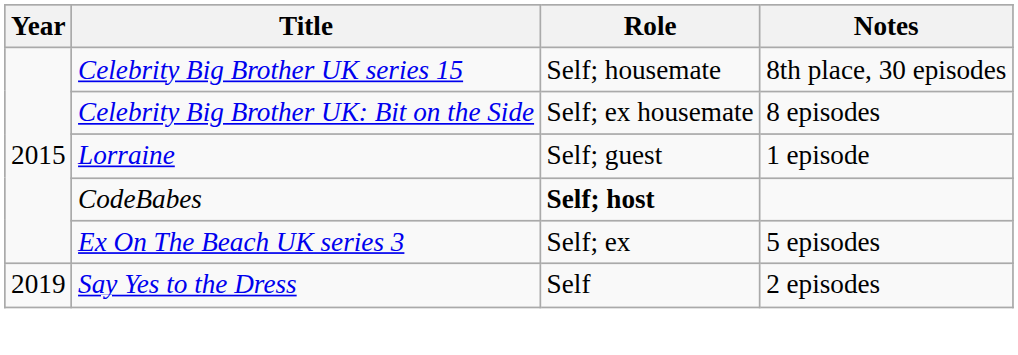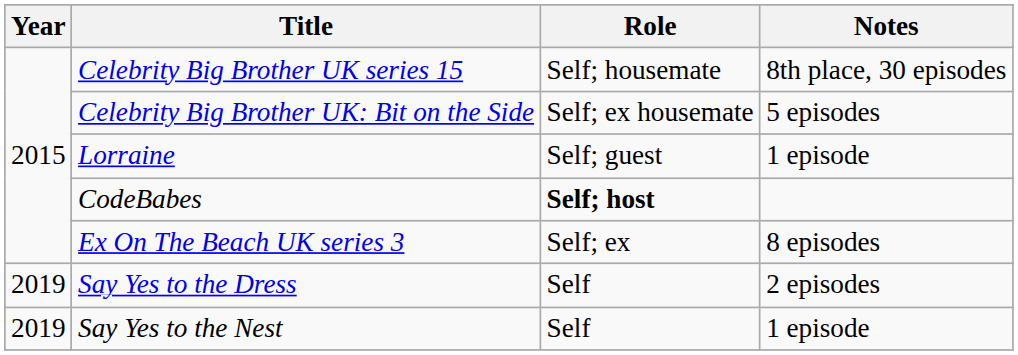(823, 112) 8 episodes -> (823, 112) 5 episodes
(823, 241) 5 episodes -> (823, 241) 8 episodes
+ row: (180, 328)
